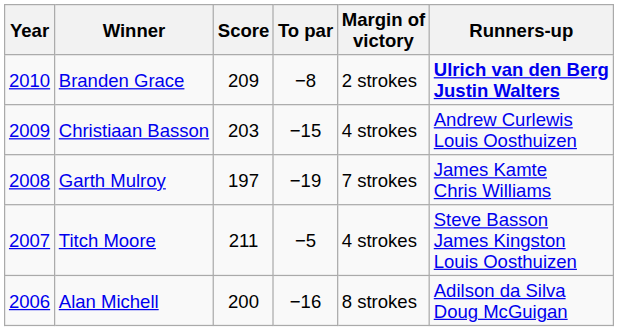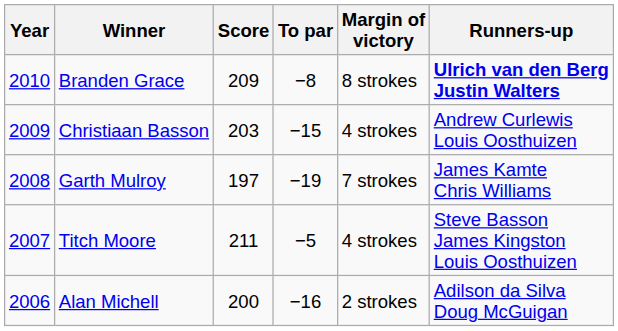(379, 80) 2 strokes -> (379, 80) 8 strokes
(379, 301) 8 strokes -> (379, 301) 2 strokes
